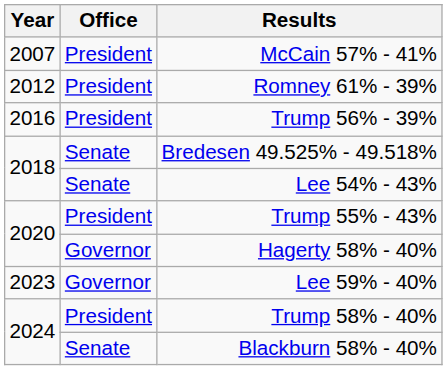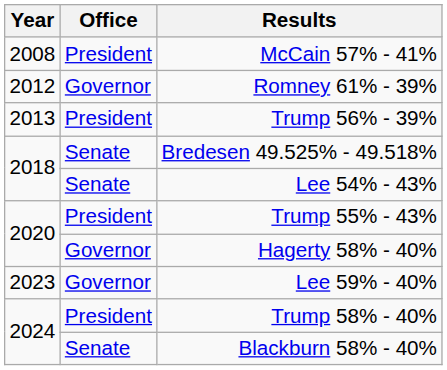(32, 53) 2007 -> (32, 53) 2008
(108, 86) President -> (108, 86) Governor
(32, 119) 2016 -> (32, 119) 2013
